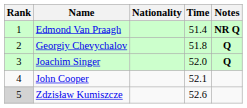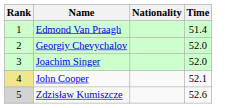- column: (227, 12)
(198, 45) 51.8 -> (198, 45) 52.0
(19, 78) no background -> (19, 78) khaki background
